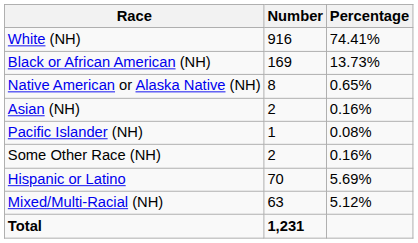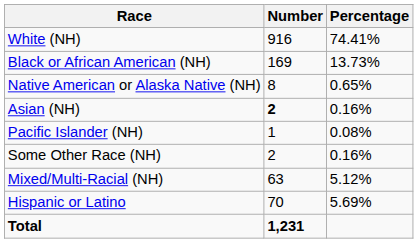(272, 109) normal -> (272, 109) bold
rows swapped: (86, 202) <-> (67, 179)
